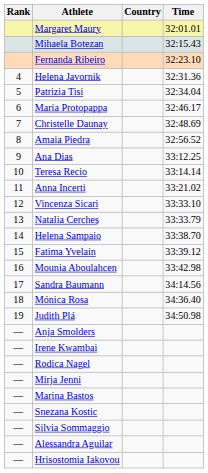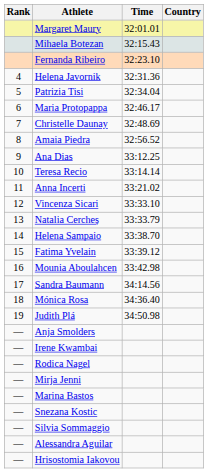columns swapped: (143, 12) <-> (183, 12)
